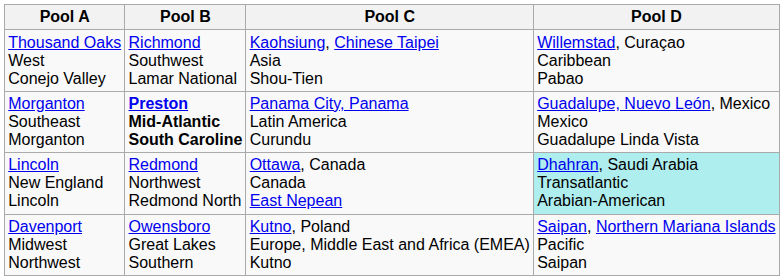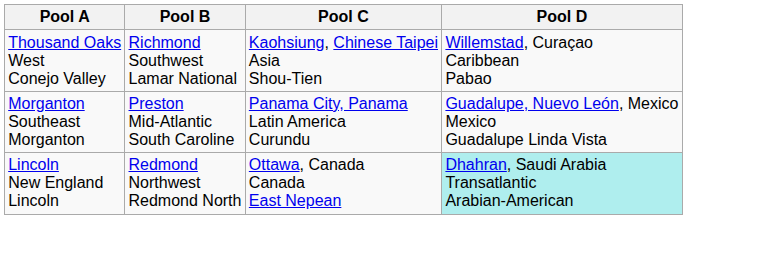(185, 121) bold -> (181, 121) normal
- row: (45, 244)
